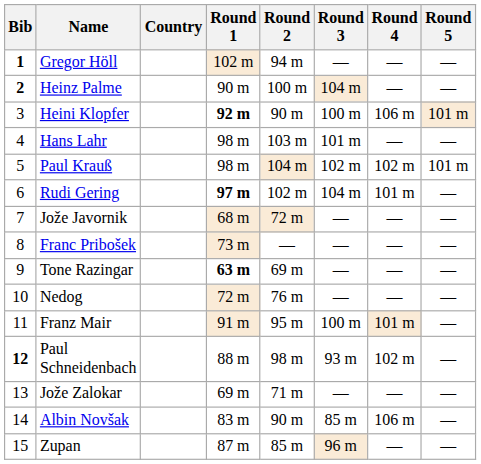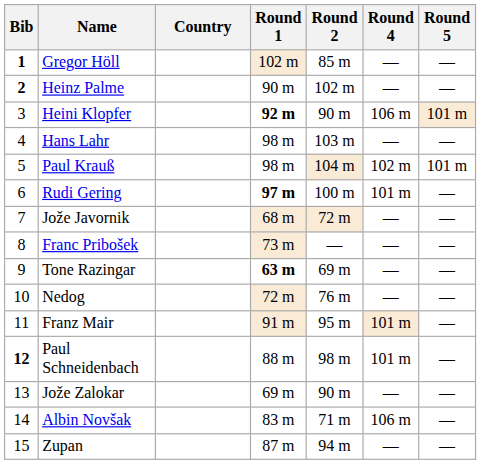- column: (341, 26)
(287, 61) 94 m -> (335, 61) 85 m
(287, 88) 100 m -> (335, 88) 102 m
(287, 192) 102 m -> (335, 192) 100 m
(394, 358) 102 m -> (391, 358) 101 m
(287, 393) 71 m -> (335, 393) 90 m
(287, 419) 90 m -> (335, 419) 71 m
(287, 445) 85 m -> (335, 445) 94 m
